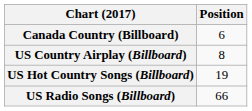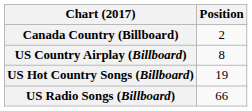(222, 34) 6 -> (222, 34) 2
